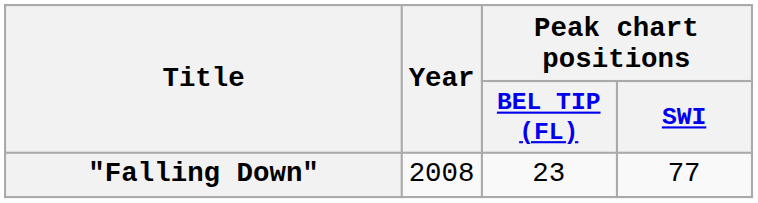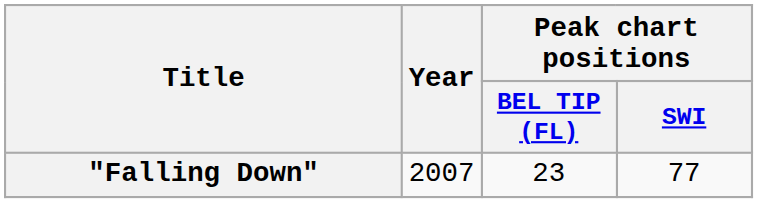(442, 175) 2008 -> (442, 175) 2007
